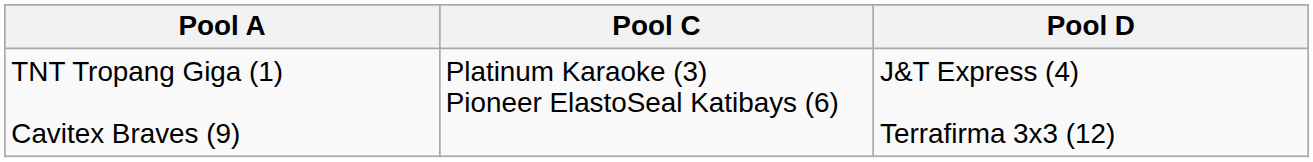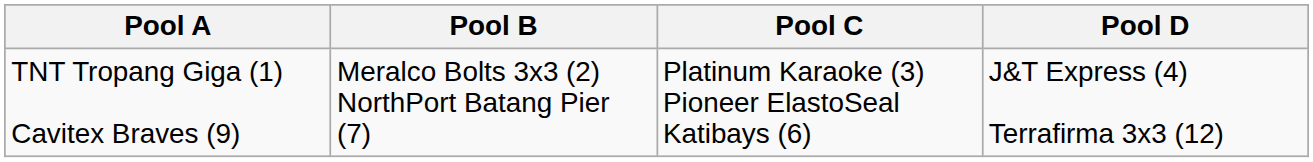+ column: (494, 26)
